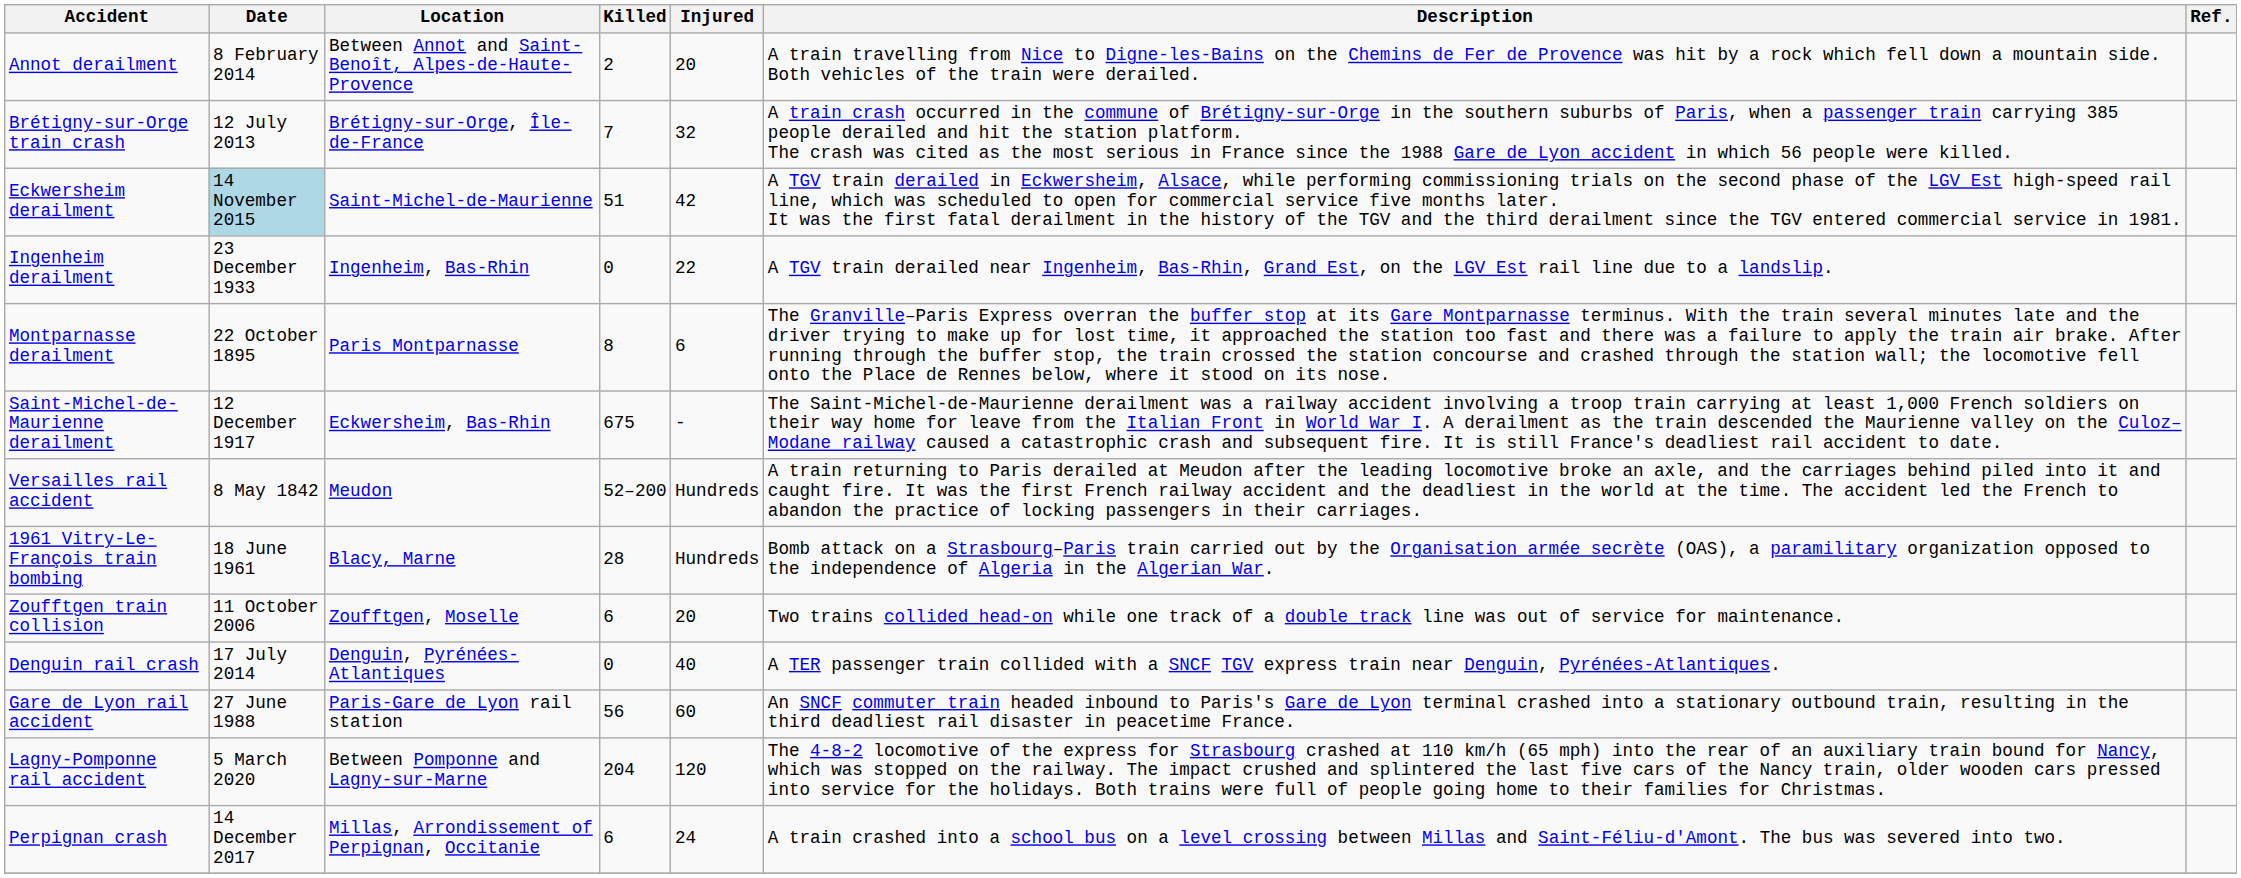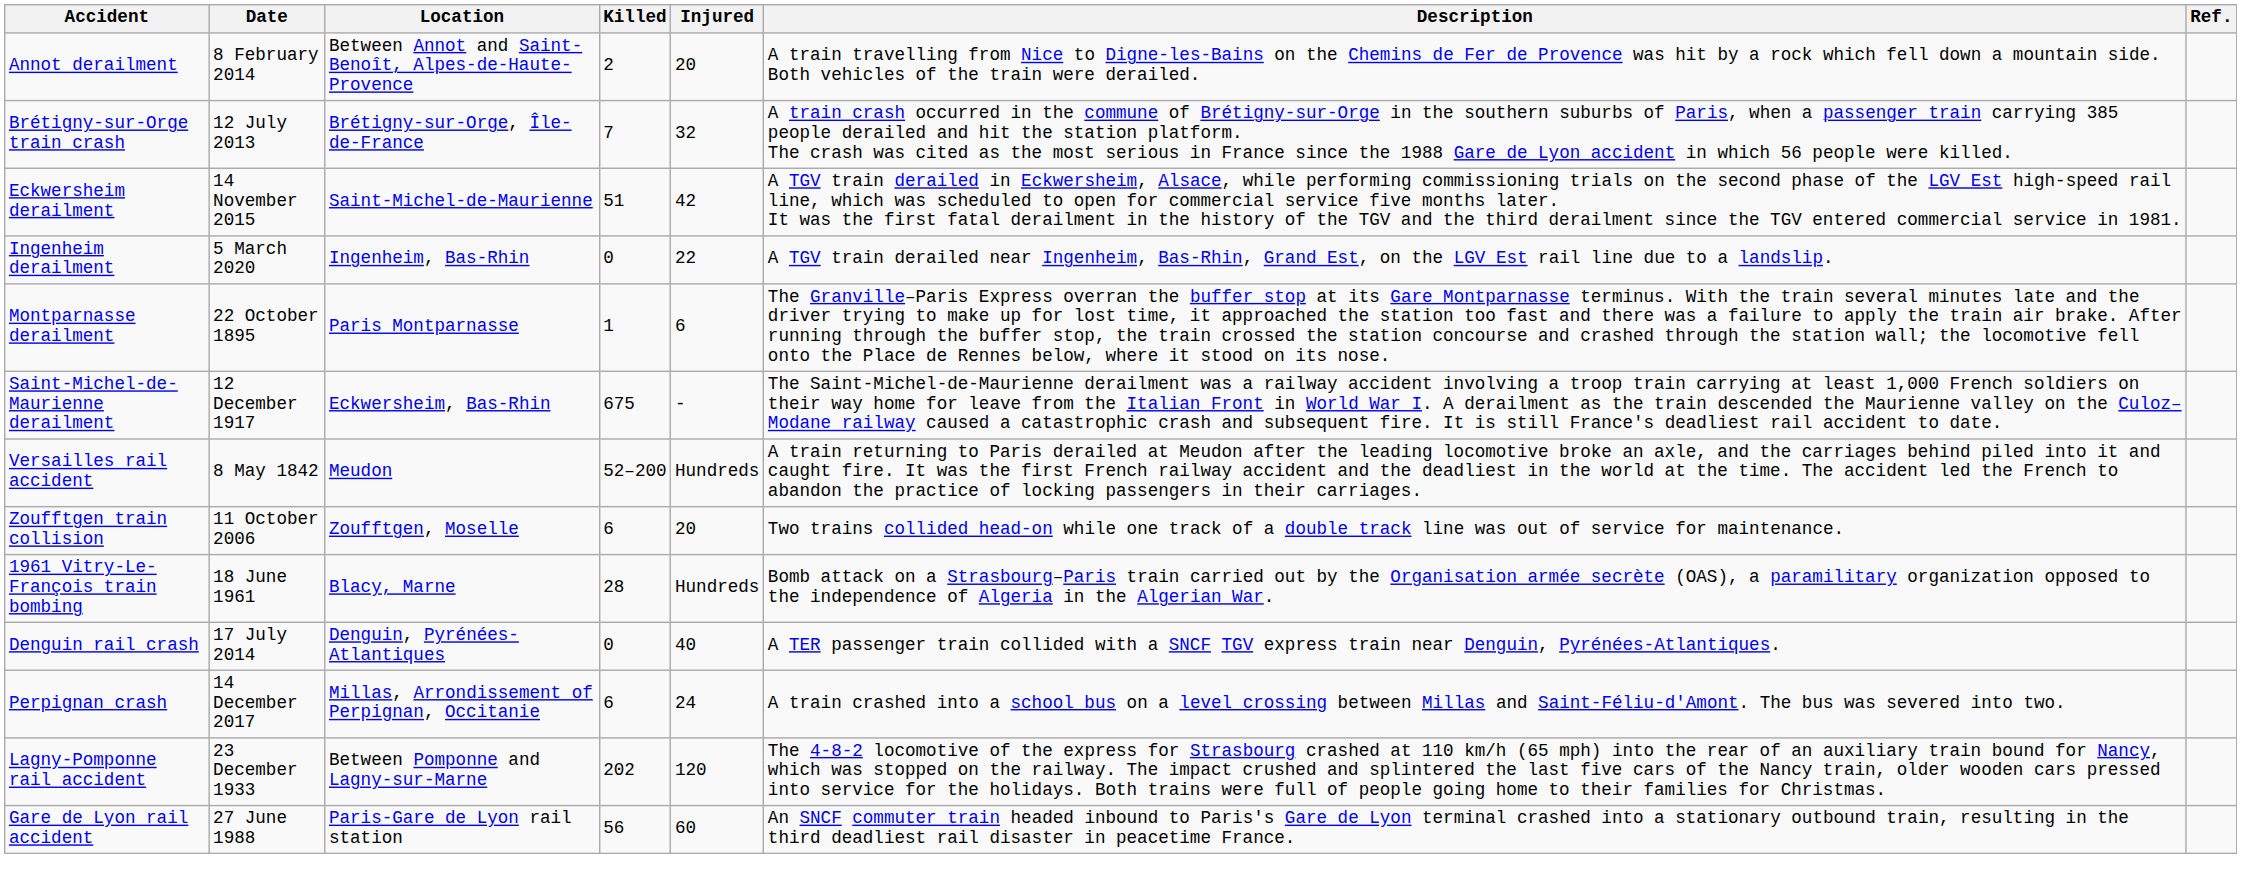(255, 202) lightblue background -> (255, 202) no background
(255, 270) 23 December 1933 -> (250, 260) 5 March 2020
(609, 348) 8 -> (609, 328) 1
rows swapped: (83, 560) <-> (88, 618)
rows swapped: (99, 714) <-> (88, 839)
(250, 772) 5 March 2020 -> (255, 772) 23 December 1933
(619, 772) 204 -> (619, 772) 202
